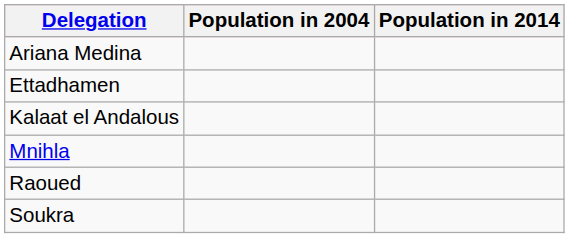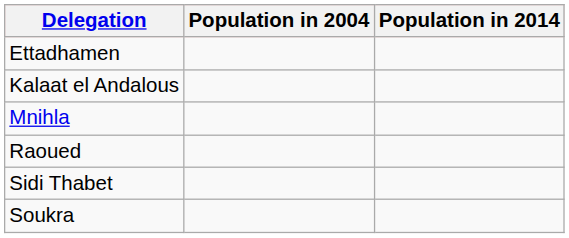- row: (75, 53)
+ row: (61, 183)
